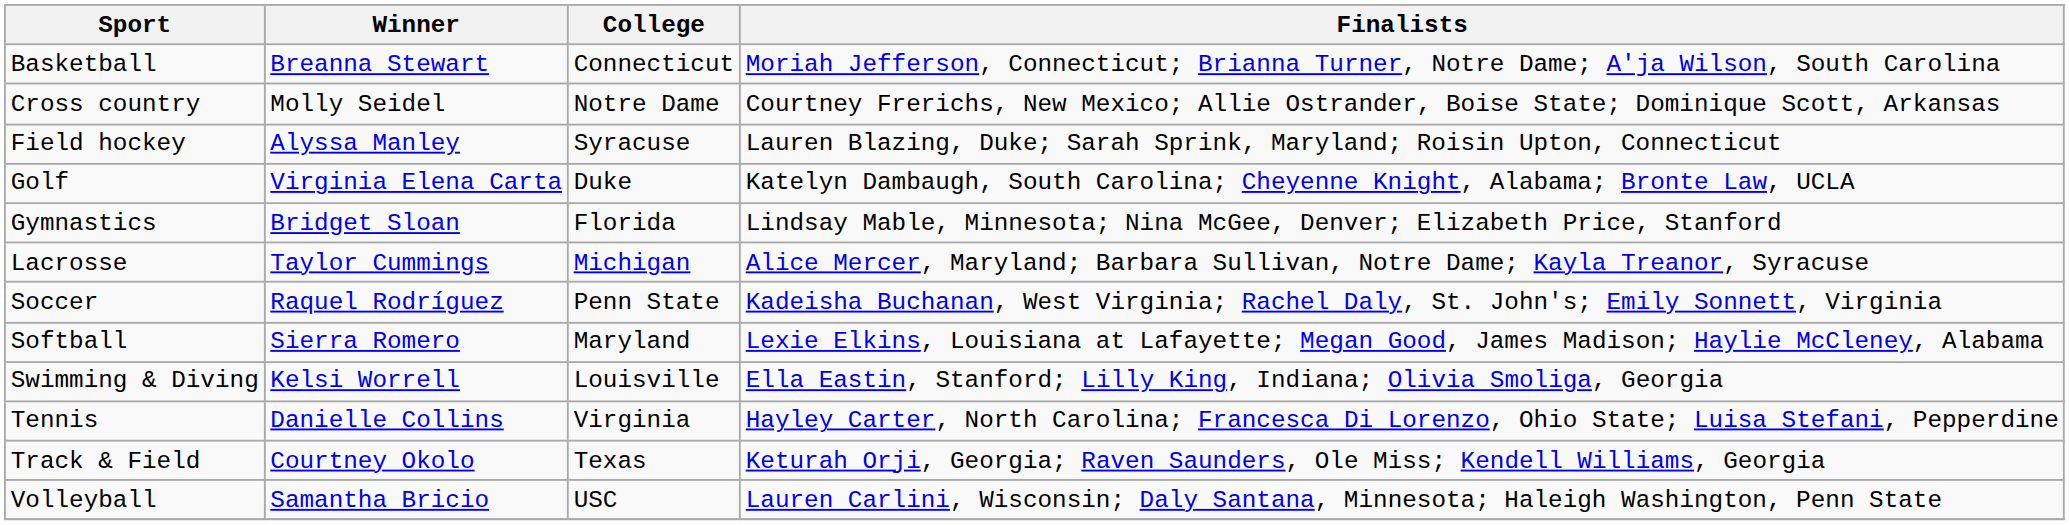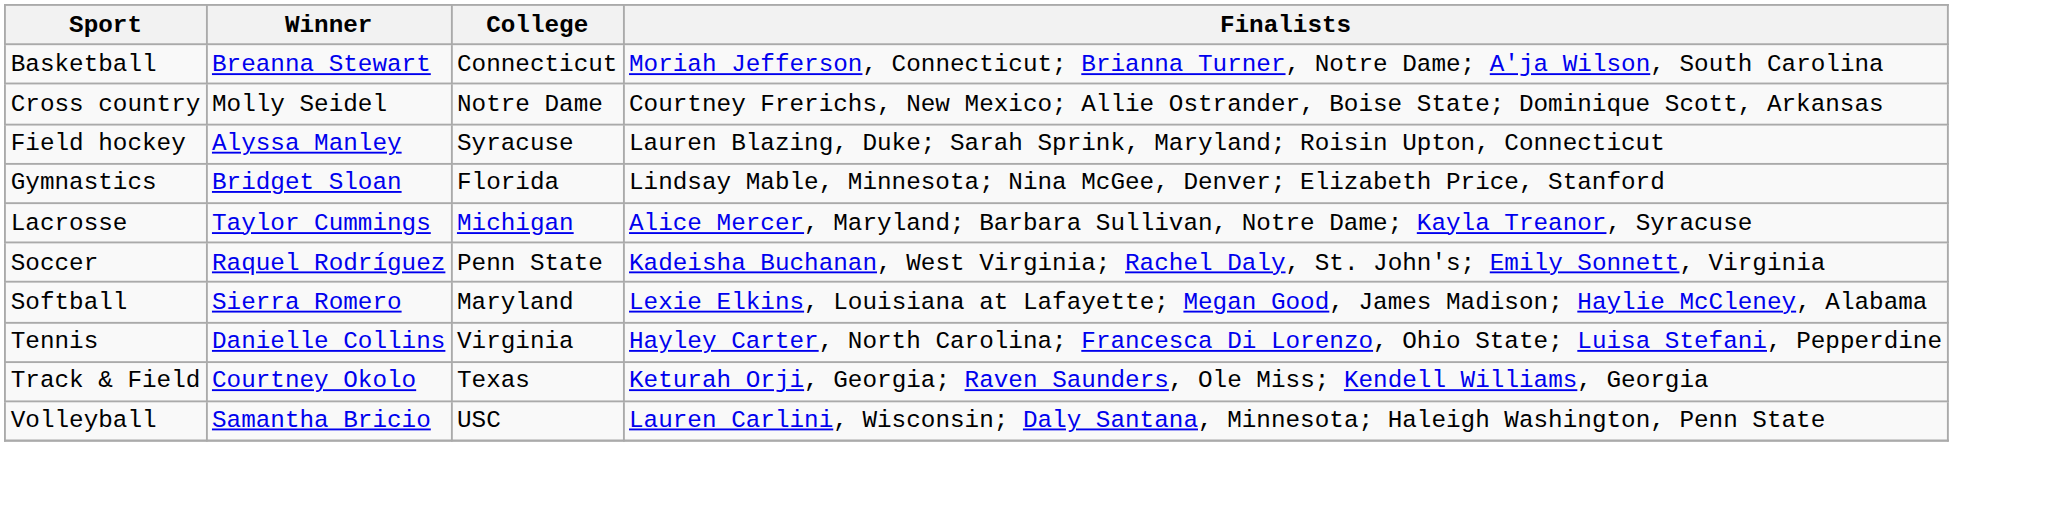- row: (40, 183)
- row: (135, 381)
